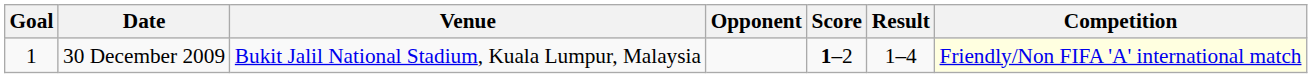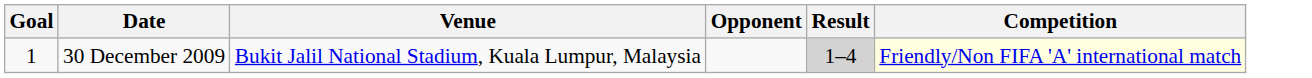- column: (837, 21)
(901, 55) no background -> (841, 55) lightgrey background
